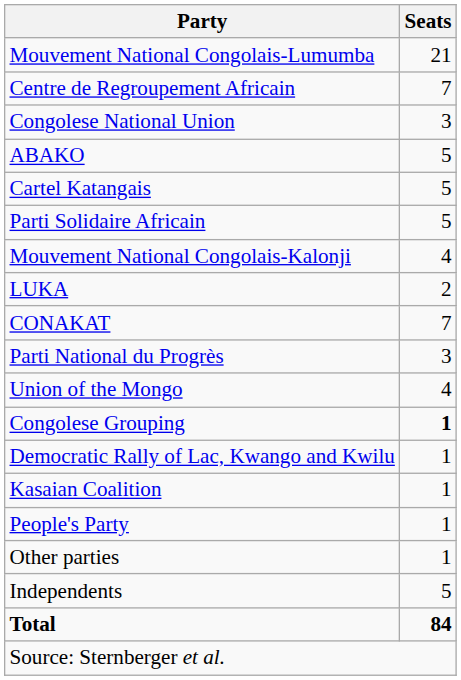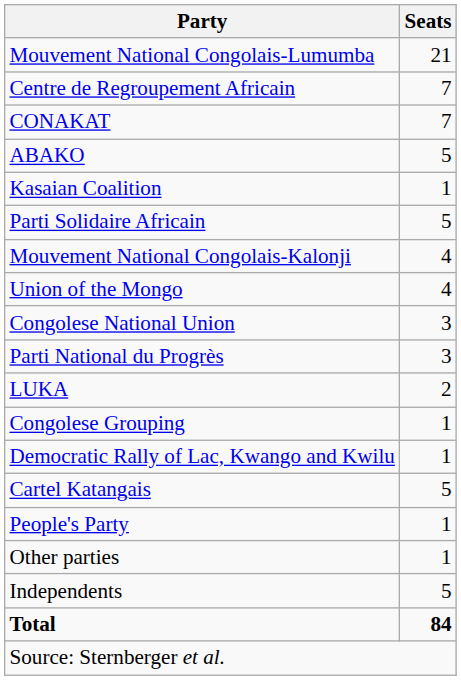rows swapped: (60, 322) <-> (122, 121)
rows swapped: (80, 188) <-> (85, 490)
rows swapped: (96, 389) <-> (39, 289)
(446, 423) bold -> (446, 423) normal
